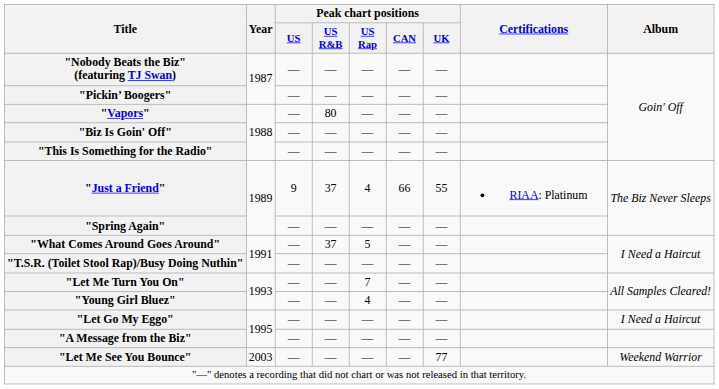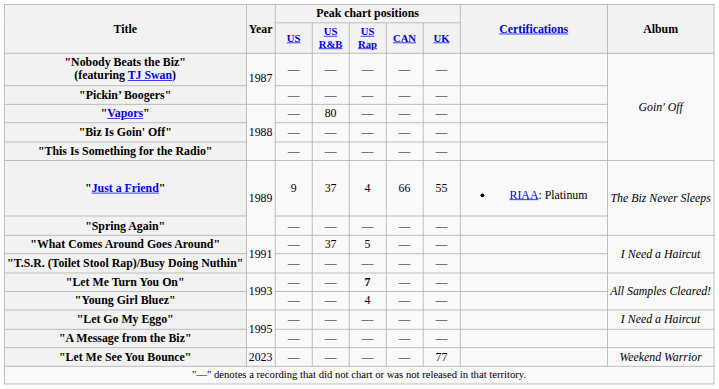(368, 282) normal -> (368, 282) bold
(261, 357) 2003 -> (261, 357) 2023
